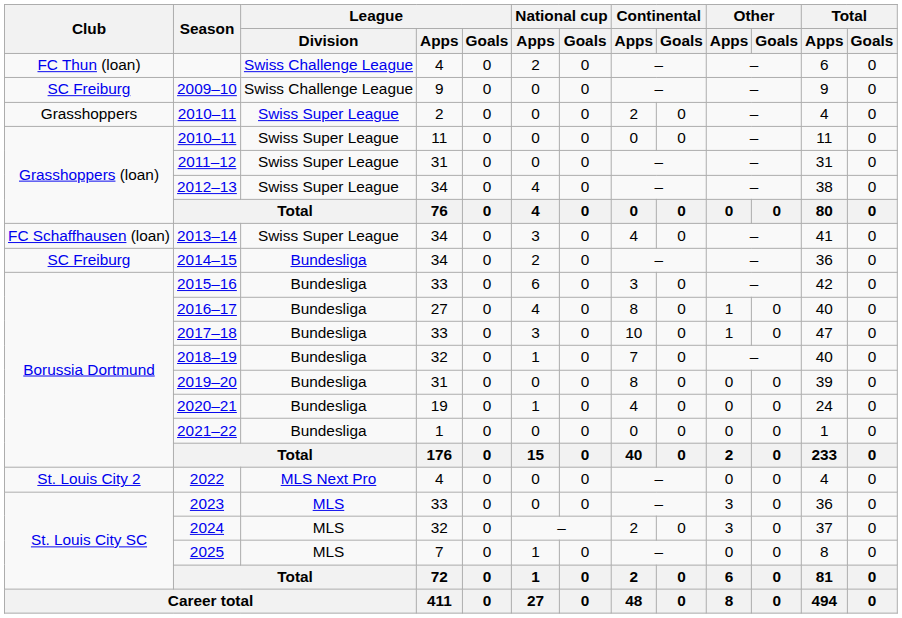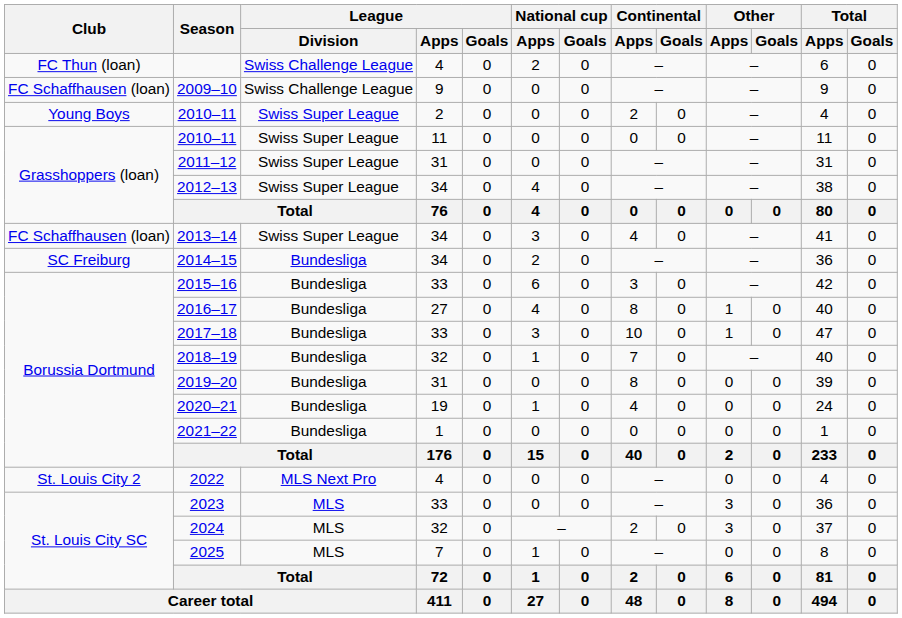(89, 89) SC Freiburg -> (89, 89) FC Schaffhausen (loan)
(89, 114) Grasshoppers -> (89, 114) Young Boys
